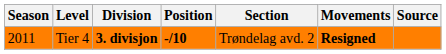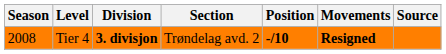columns swapped: (267, 15) <-> (188, 15)
(22, 37) 2011 -> (22, 37) 2008
